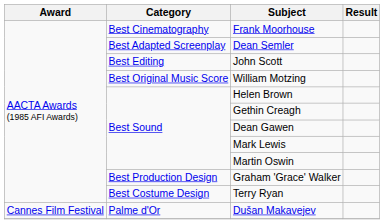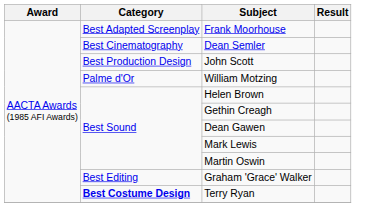(159, 29) Best Cinematography -> (141, 29) Best Adapted Screenplay
(167, 45) Best Adapted Screenplay -> (133, 45) Best Cinematography
(136, 62) Best Editing -> (137, 62) Best Production Design
(168, 78) Best Original Music Score -> (108, 78) Palme d'Or
(163, 177) Best Production Design -> (110, 177) Best Editing
(159, 194) normal -> (136, 194) bold
- row: (274, 210)
